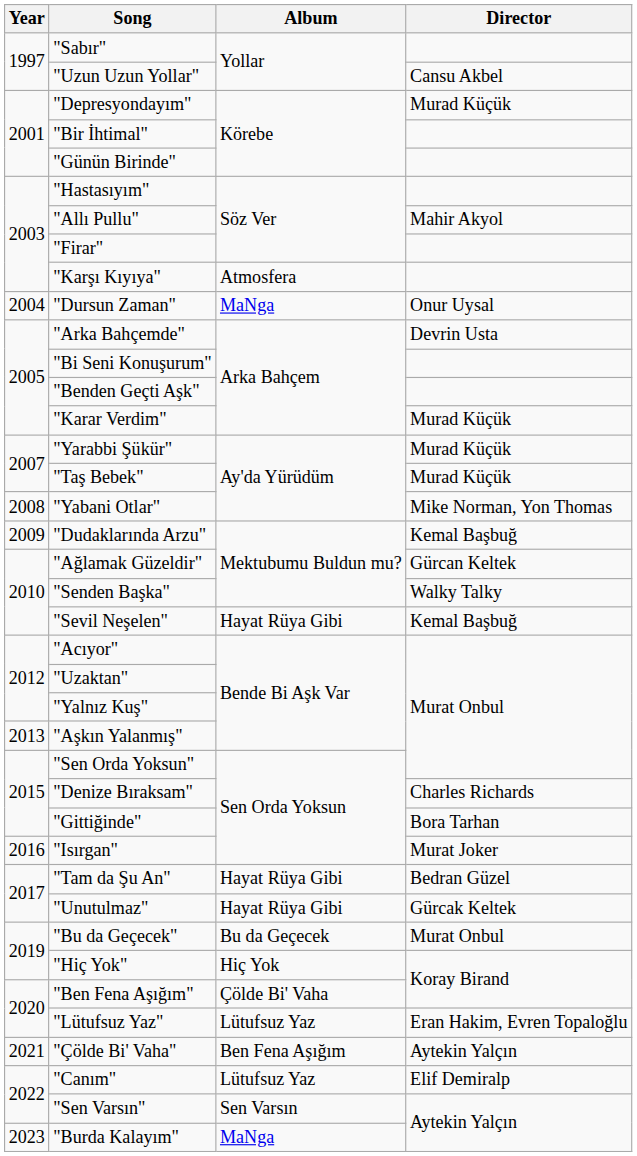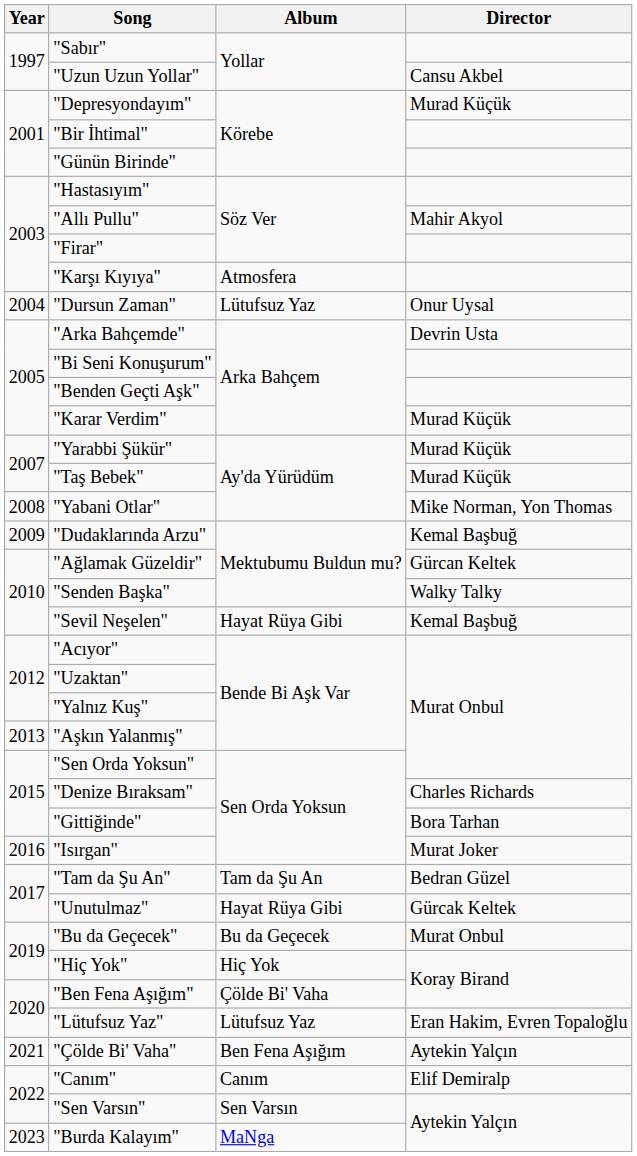(247, 305) MaNga -> (268, 305) Lütufsuz Yaz
(281, 879) Hayat Rüya Gibi -> (271, 879) Tam da Şu An
(268, 1079) Lütufsuz Yaz -> (244, 1079) Canım
